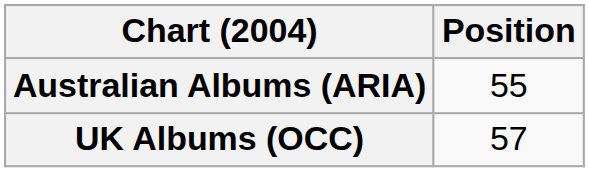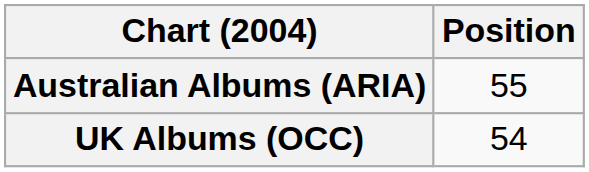(509, 138) 57 -> (509, 138) 54
